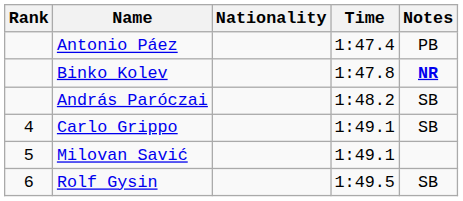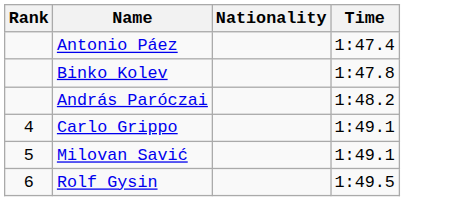- column: (428, 18)
